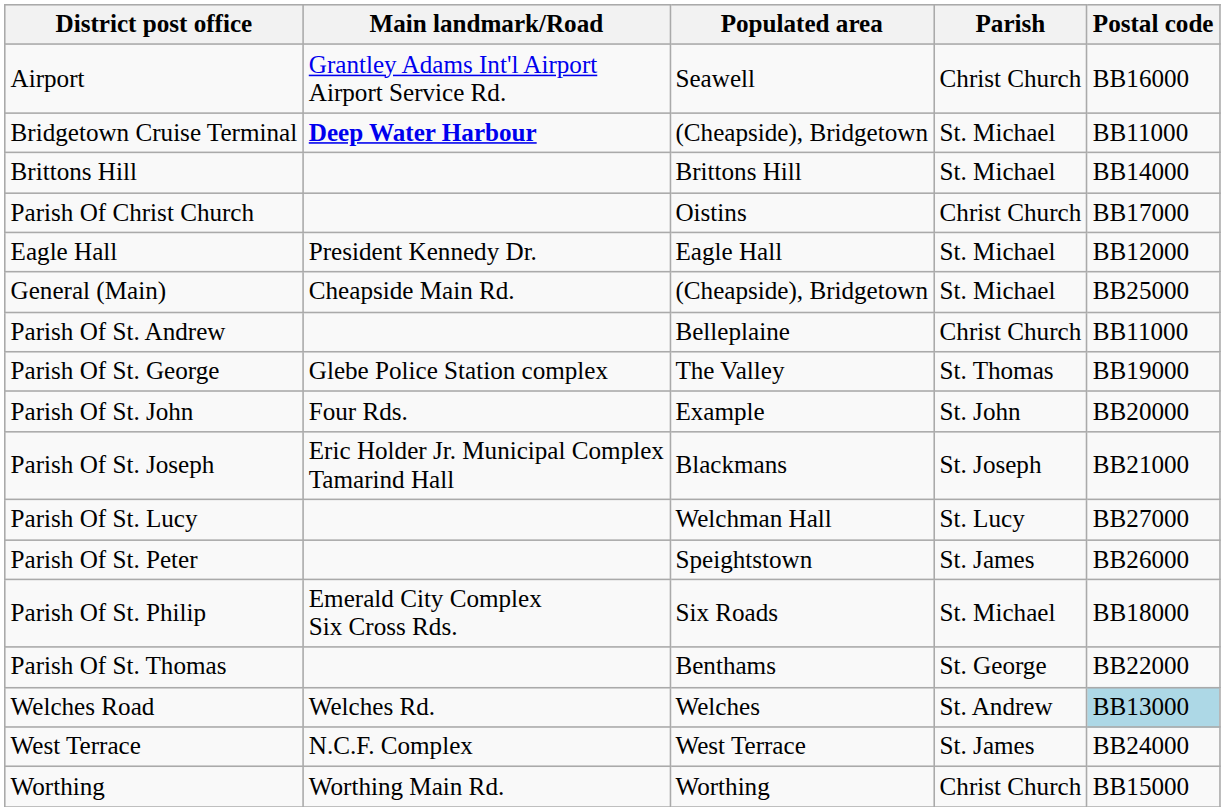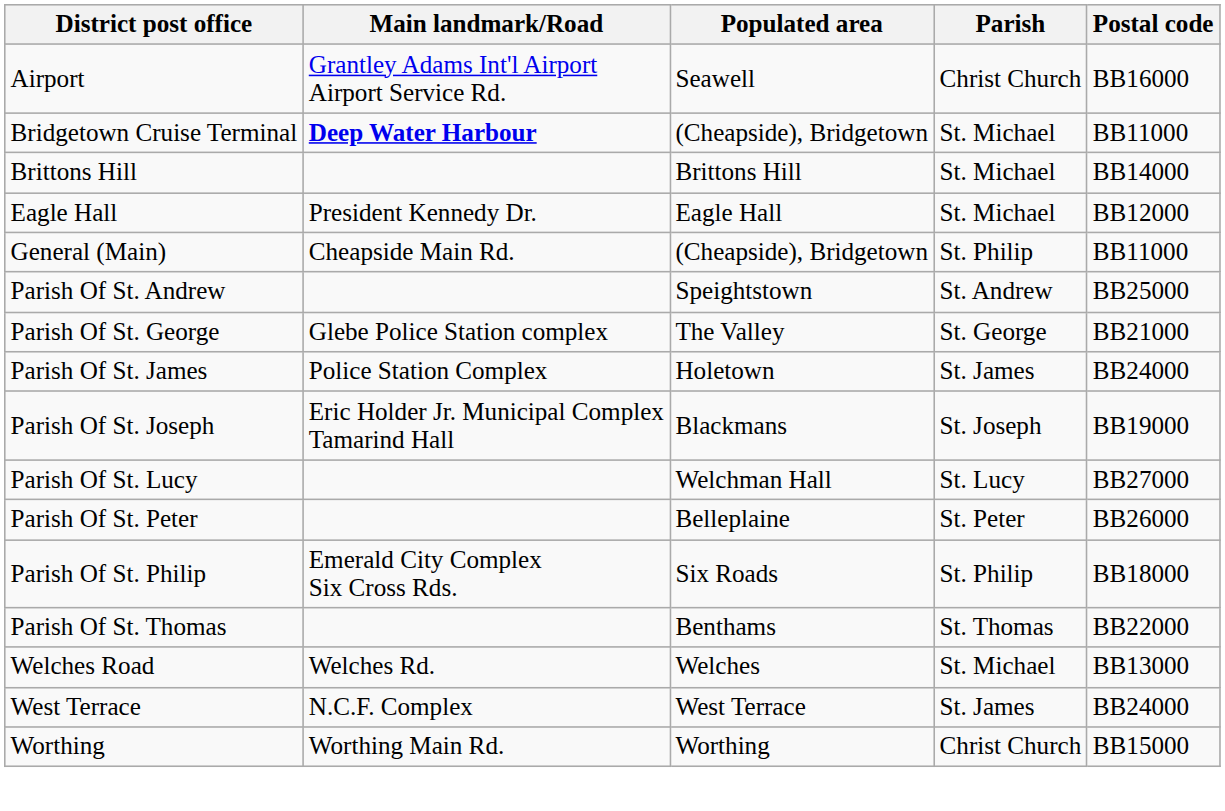- row: (132, 212)
(998, 291) St. Michael -> (986, 251) St. Philip
(1141, 291) BB25000 -> (1141, 251) BB11000
(733, 331) Belleplaine -> (744, 291) Speightstown
(1010, 331) Christ Church -> (996, 291) St. Andrew
(1141, 331) BB11000 -> (1141, 291) BB25000
(997, 371) St. Thomas -> (993, 331) St. George
(1141, 371) BB19000 -> (1141, 331) BB21000
+ row: (109, 371)
- row: (102, 411)
(1141, 465) BB21000 -> (1141, 425) BB19000
(744, 559) Speightstown -> (733, 519) Belleplaine
(987, 559) St. James -> (982, 519) St. Peter
(998, 612) St. Michael -> (986, 573) St. Philip
(993, 666) St. George -> (997, 627) St. Thomas
(996, 706) St. Andrew -> (998, 666) St. Michael
(1141, 706) lightblue background -> (1141, 666) no background
